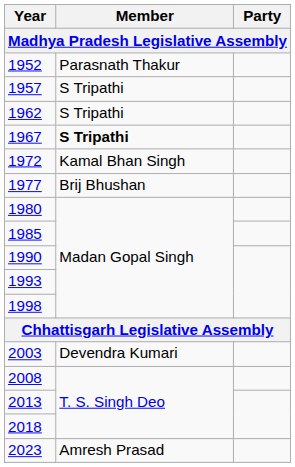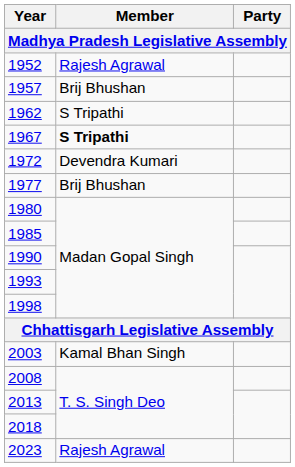(120, 64) Parasnath Thakur -> (112, 64) Rajesh Agrawal
(91, 88) S Tripathi -> (102, 88) Brij Bhushan
(122, 161) Kamal Bhan Singh -> (119, 161) Devendra Kumari
(119, 354) Devendra Kumari -> (122, 354) Kamal Bhan Singh
(112, 450) Amresh Prasad -> (112, 450) Rajesh Agrawal
